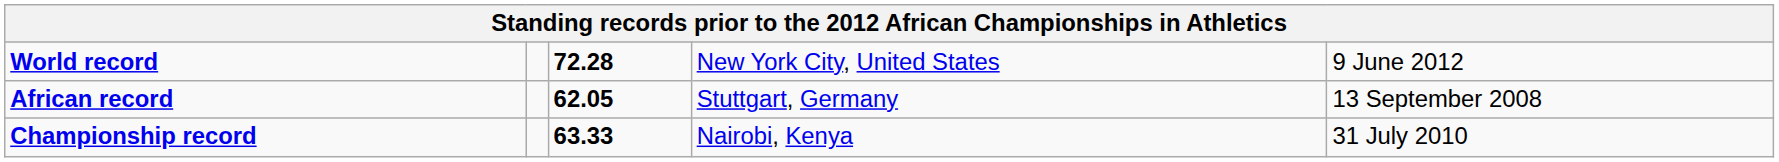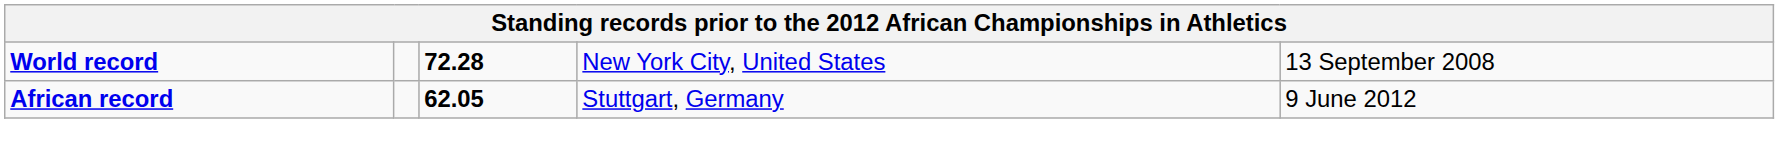(1398, 61) 9 June 2012 -> (1390, 61) 13 September 2008
(1437, 99) 13 September 2008 -> (1351, 99) 9 June 2012
- row: (133, 136)
